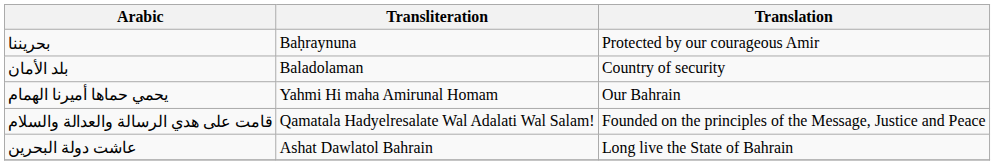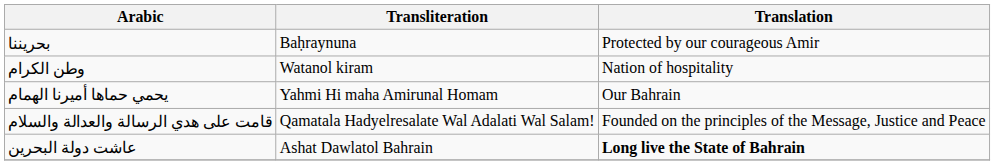- row: (38, 69)
+ row: (47, 69)
(698, 147) normal -> (703, 147) bold
